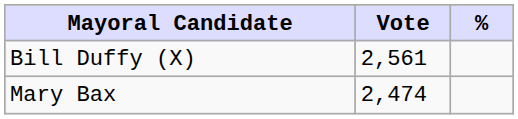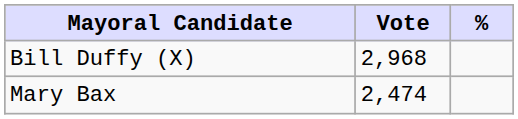(394, 59) 2,561 -> (394, 59) 2,968
